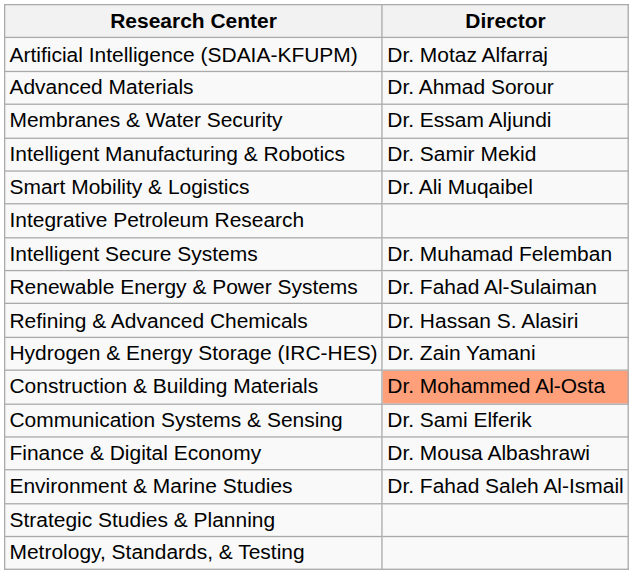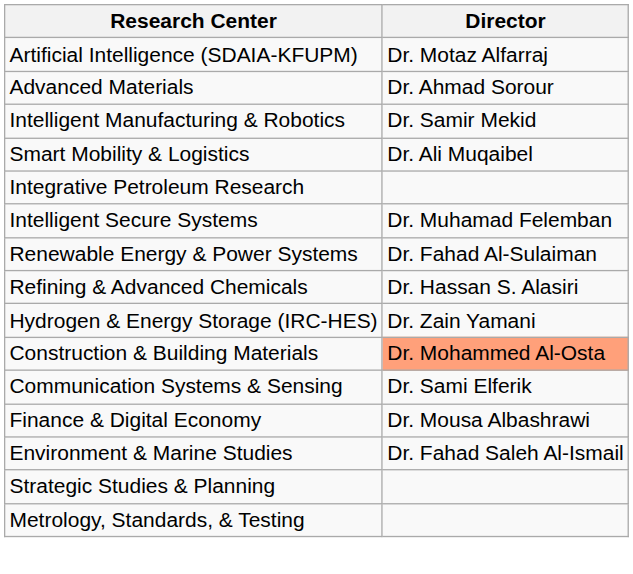- row: (146, 120)
